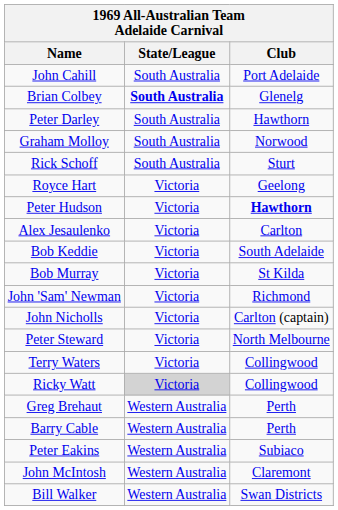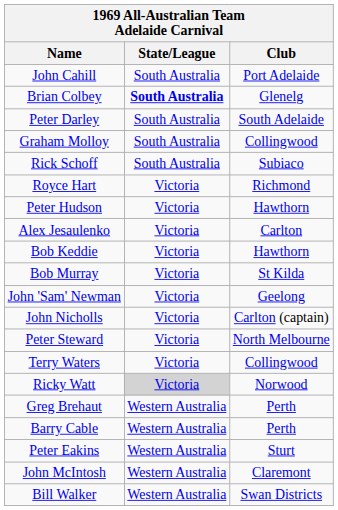(281, 119) Hawthorn -> (281, 119) South Adelaide
(281, 141) Norwood -> (281, 141) Collingwood
(281, 163) Sturt -> (281, 163) Subiaco
(281, 185) Geelong -> (281, 185) Richmond
(281, 207) bold -> (281, 207) normal
(281, 251) South Adelaide -> (281, 251) Hawthorn
(281, 296) Richmond -> (281, 296) Geelong
(281, 384) Collingwood -> (281, 384) Norwood
(281, 450) Subiaco -> (281, 450) Sturt
